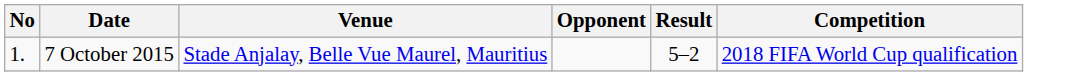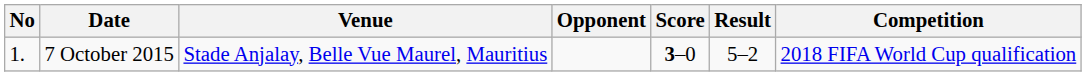+ column: (680, 20)
